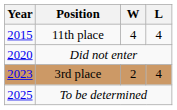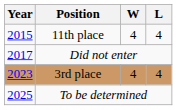(20, 54) 2020 -> (20, 54) 2017
(133, 74) 2 -> (133, 74) 4
